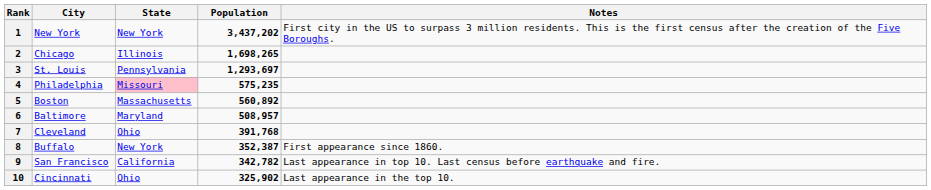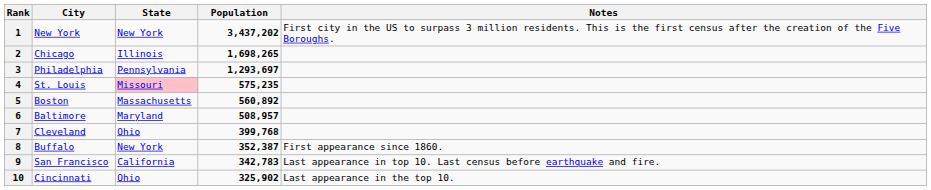(60, 69) St. Louis -> (69, 69) Philadelphia
(69, 85) Philadelphia -> (60, 85) St. Louis
(259, 131) 391,768 -> (259, 131) 399,768
(259, 162) 342,782 -> (259, 162) 342,783
